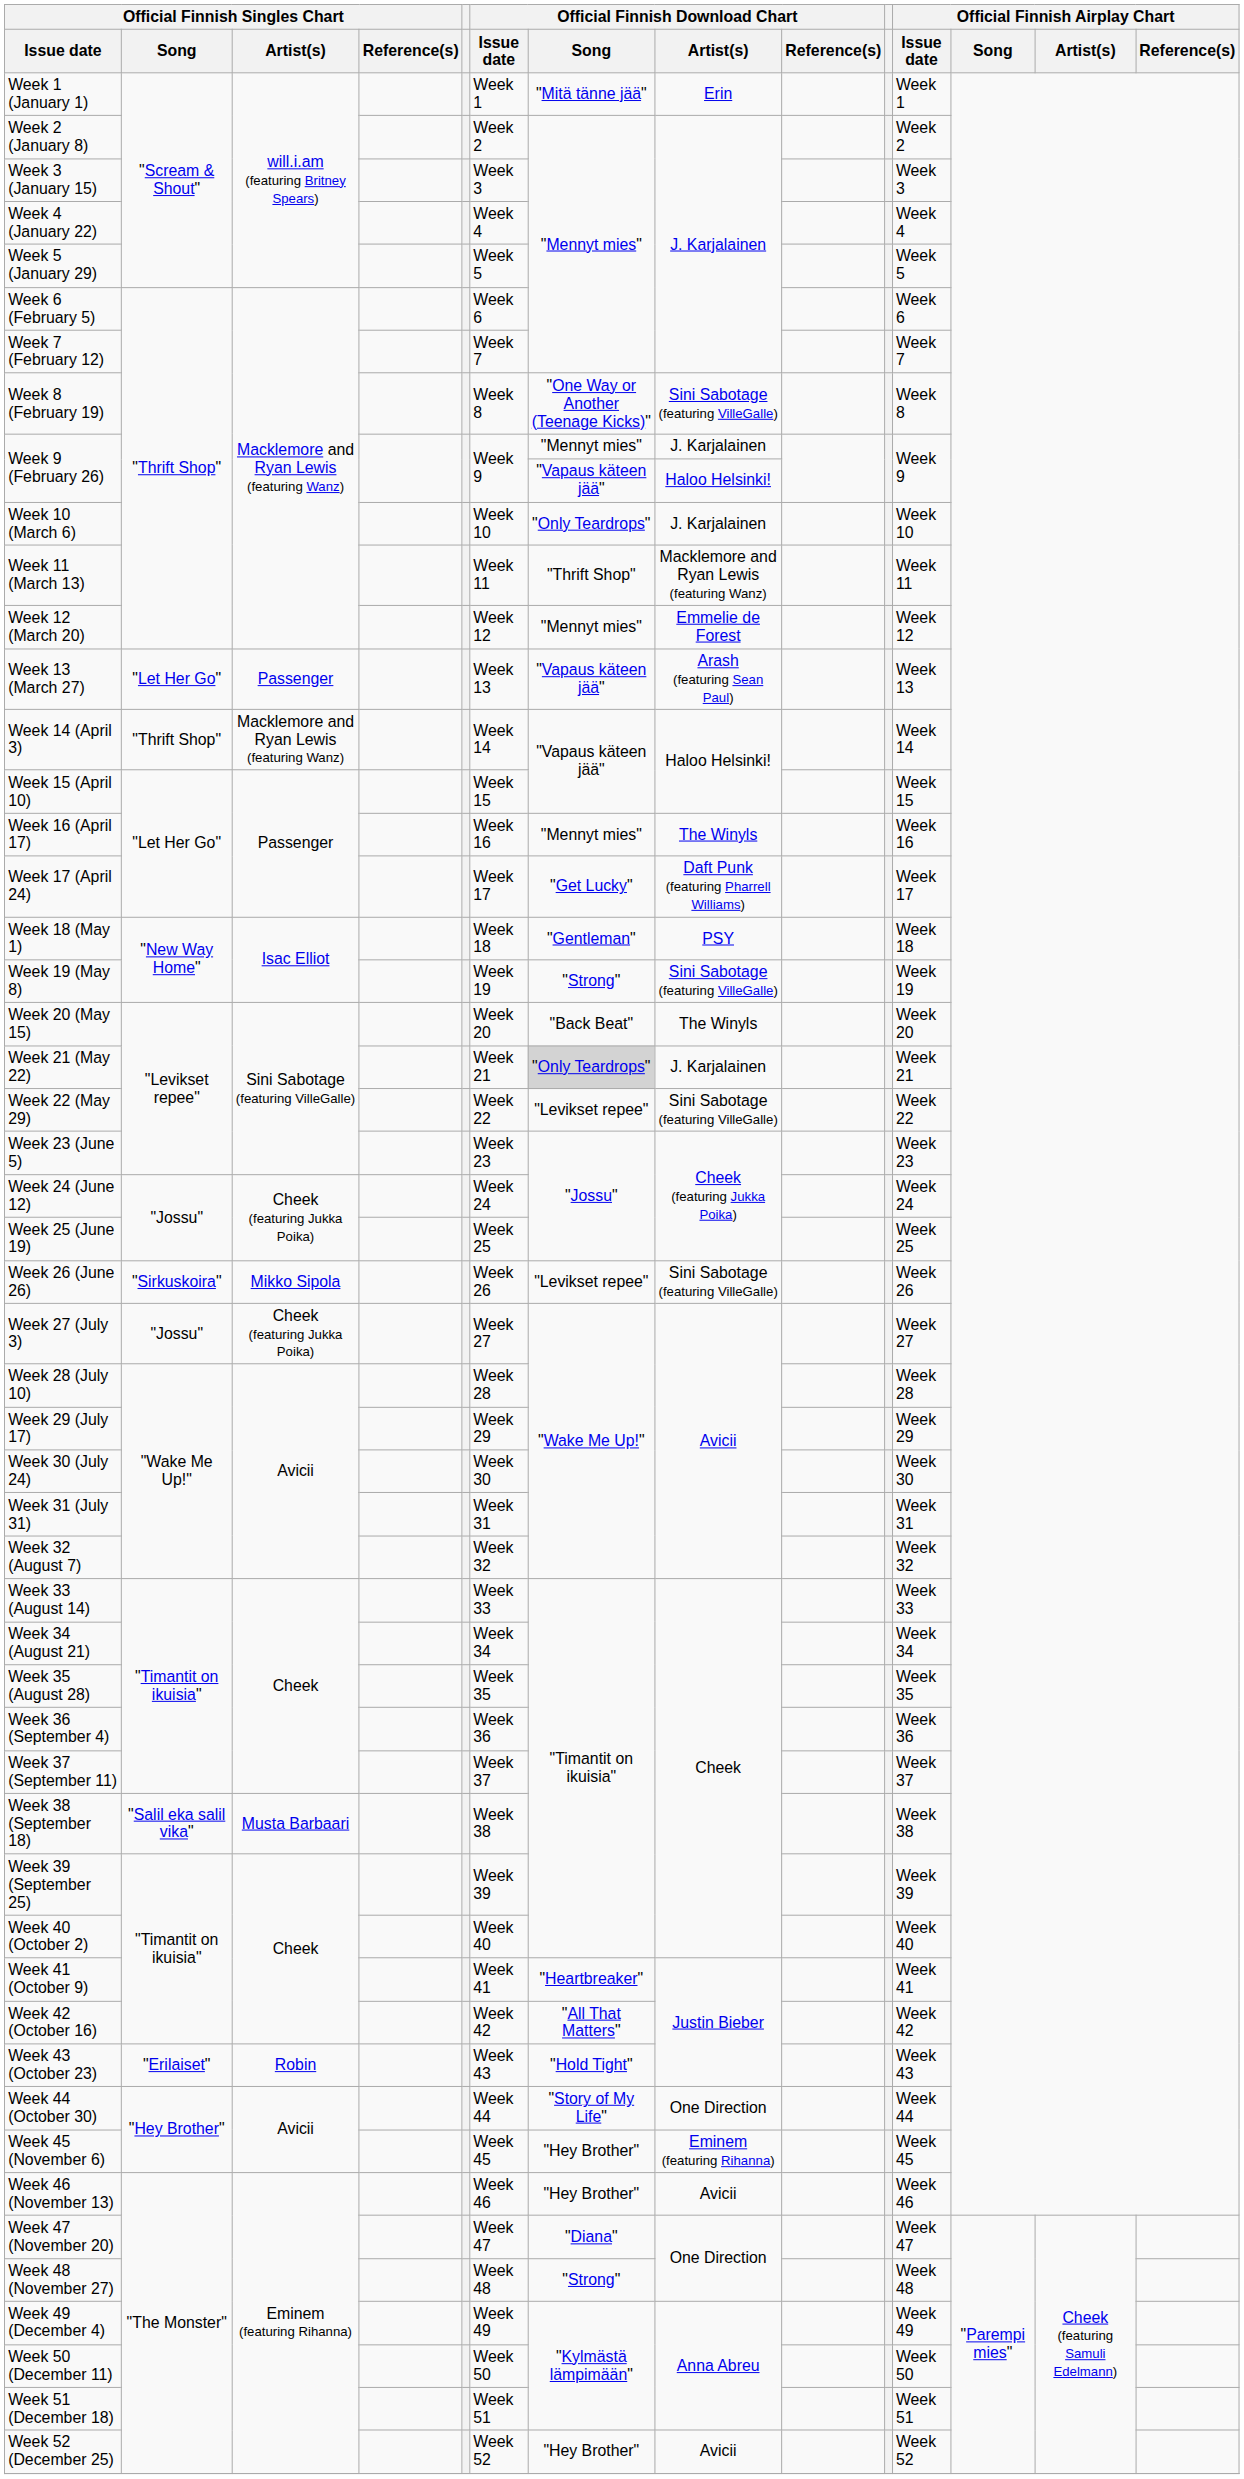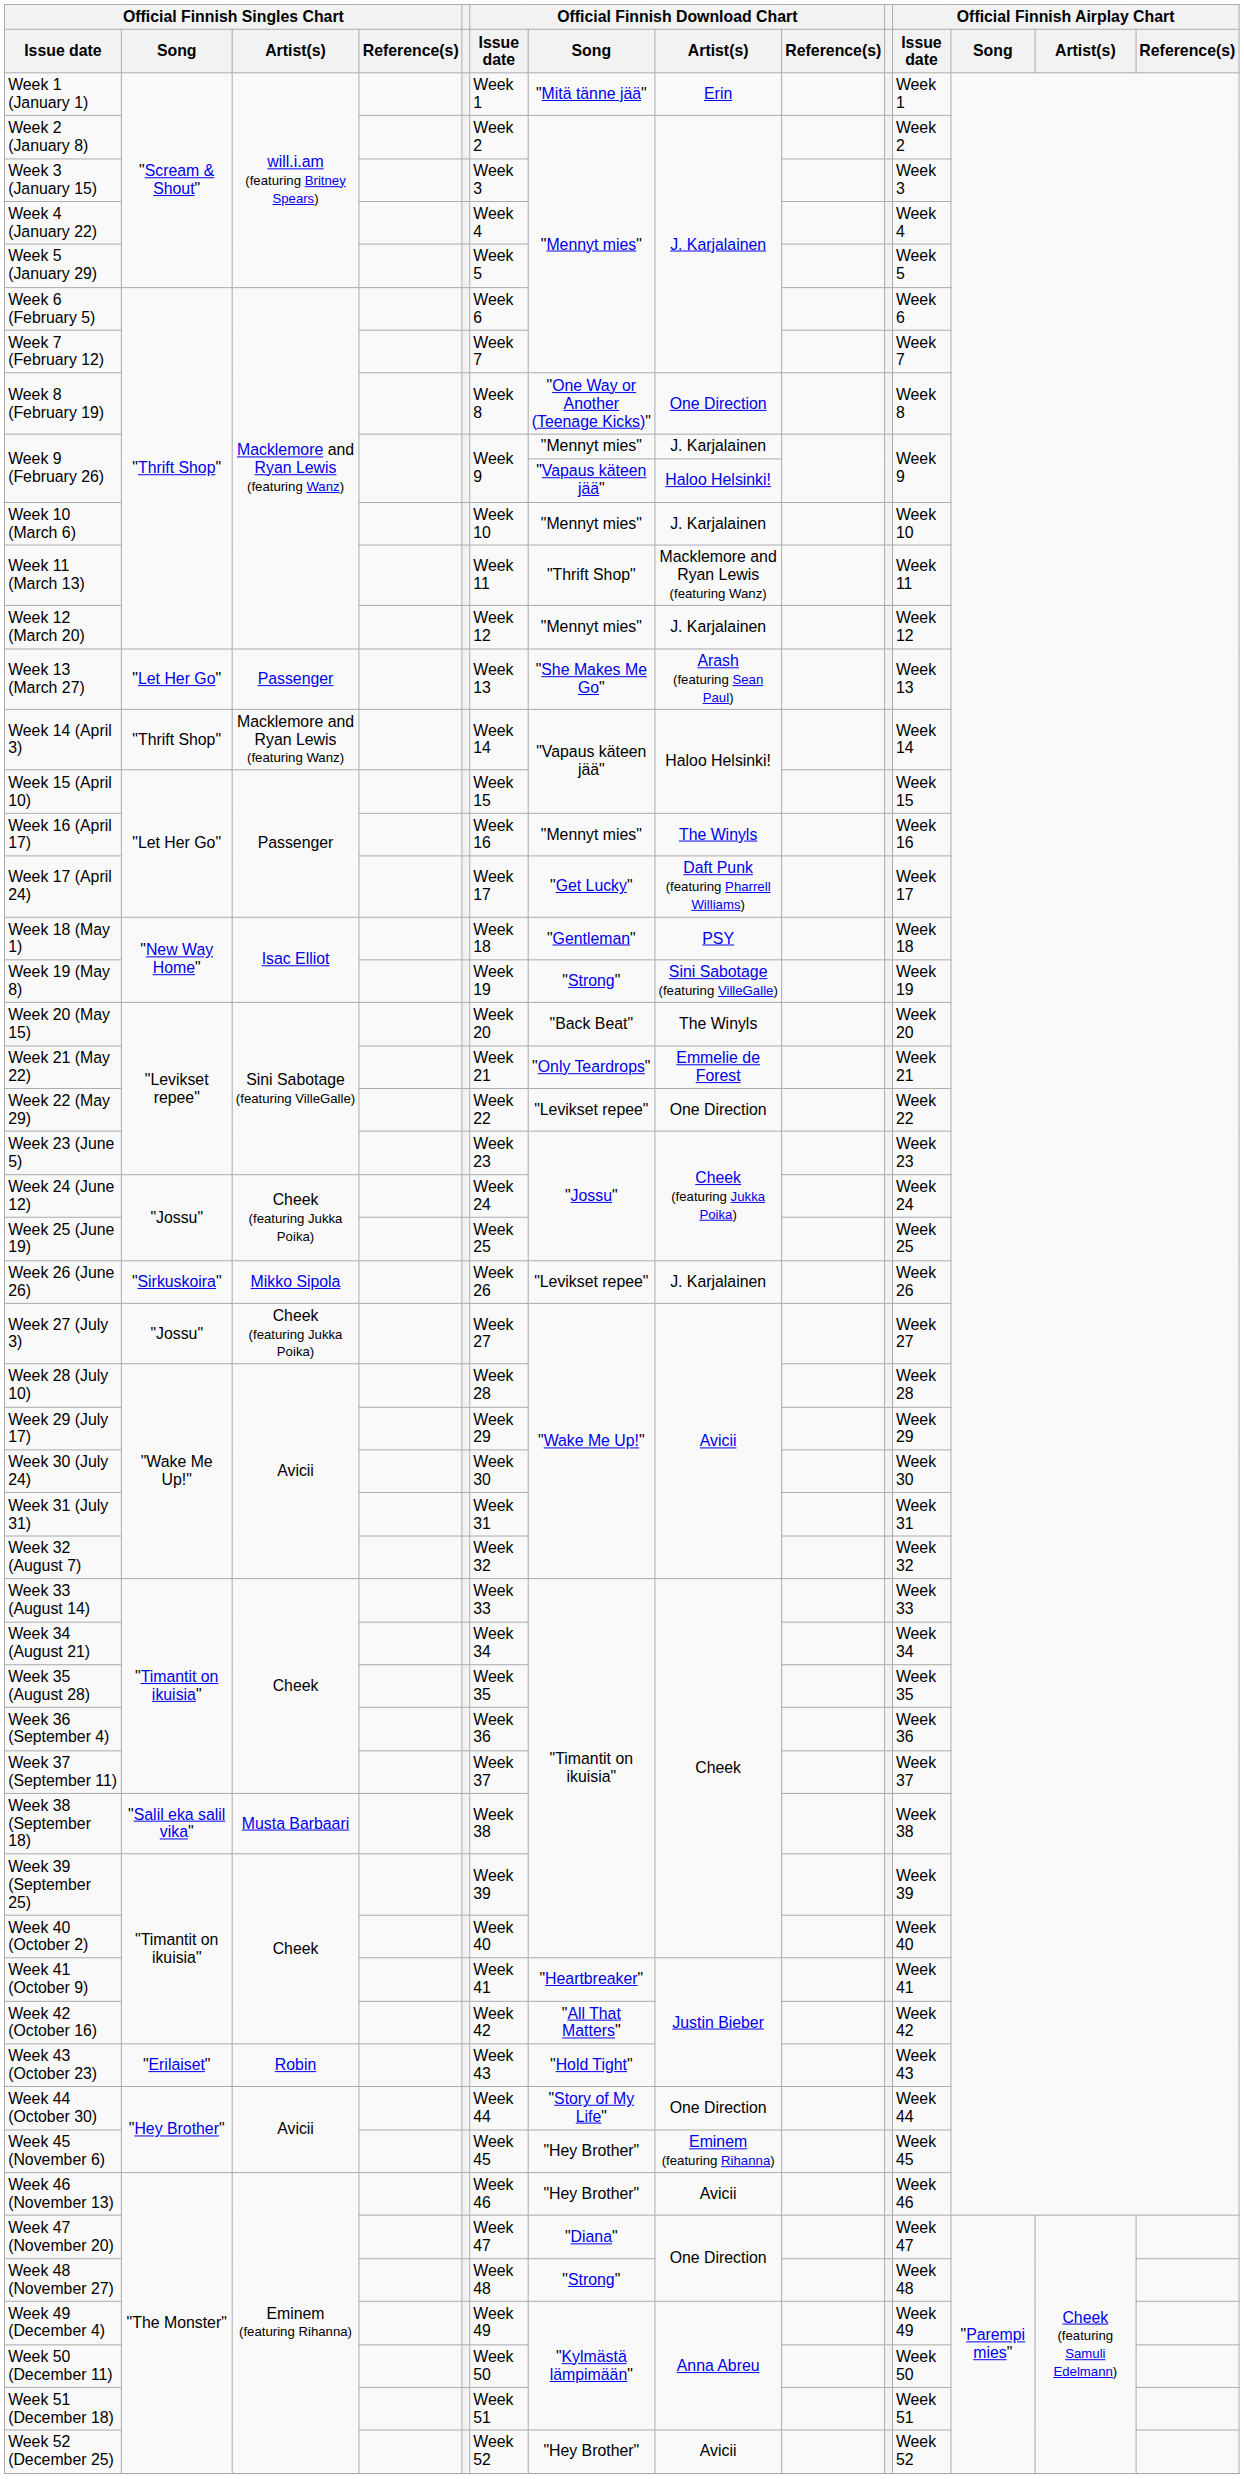(718, 403) Sini Sabotage (featuring VilleGalle) -> (718, 403) One Direction
(591, 523) "Only Teardrops" -> (591, 523) "Mennyt mies"
(718, 627) Emmelie de Forest -> (718, 627) J. Karjalainen
(591, 678) "Vapaus käteen jää" -> (591, 678) "She Makes Me Go"
(591, 1067) lightgrey background -> (591, 1067) no background
(718, 1067) J. Karjalainen -> (718, 1067) Emmelie de Forest
(718, 1110) Sini Sabotage (featuring VilleGalle) -> (718, 1110) One Direction
(718, 1281) Sini Sabotage (featuring VilleGalle) -> (718, 1281) J. Karjalainen
